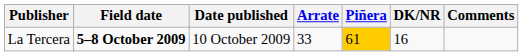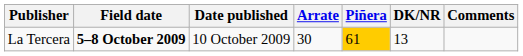(304, 39) 33 -> (304, 39) 30
(401, 39) 16 -> (401, 39) 13
